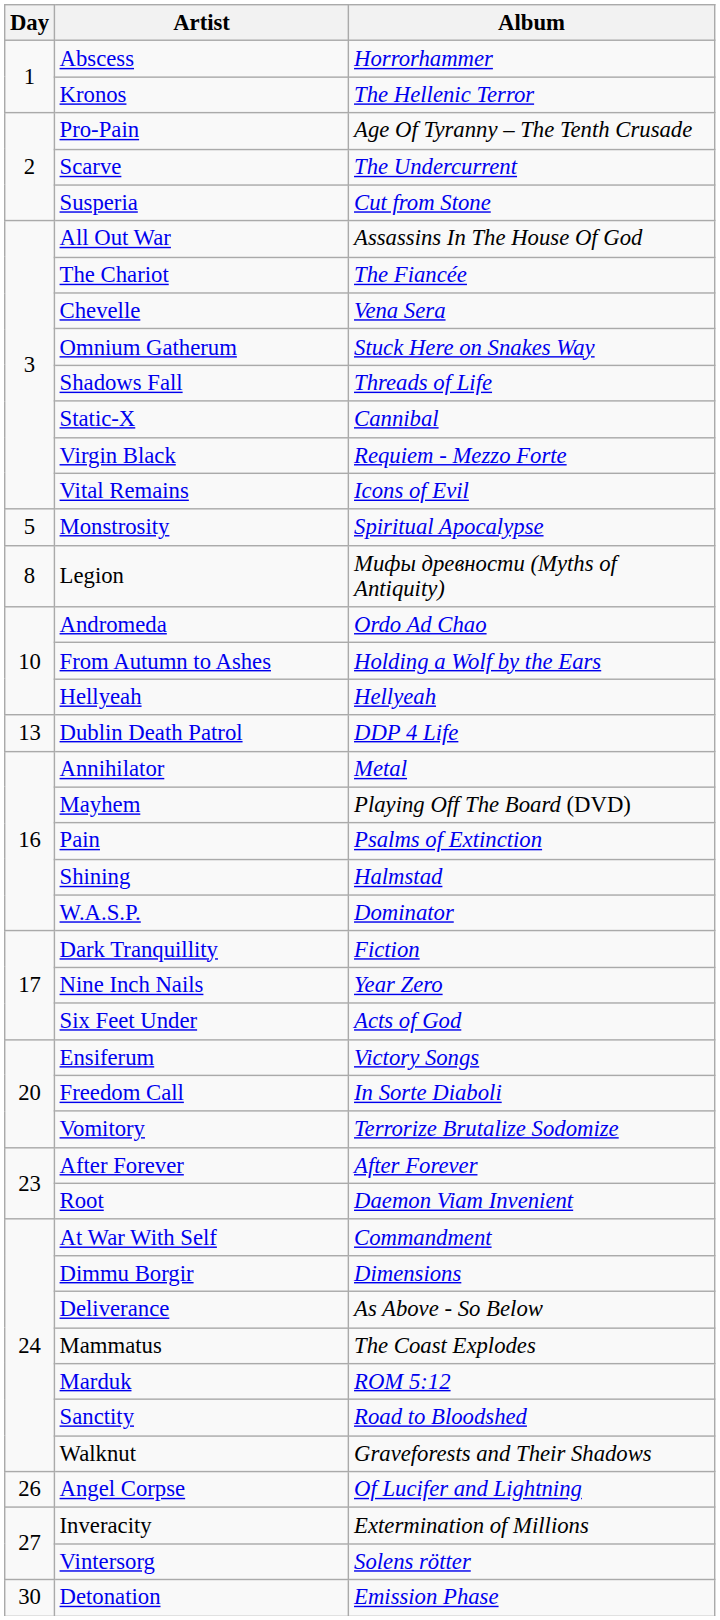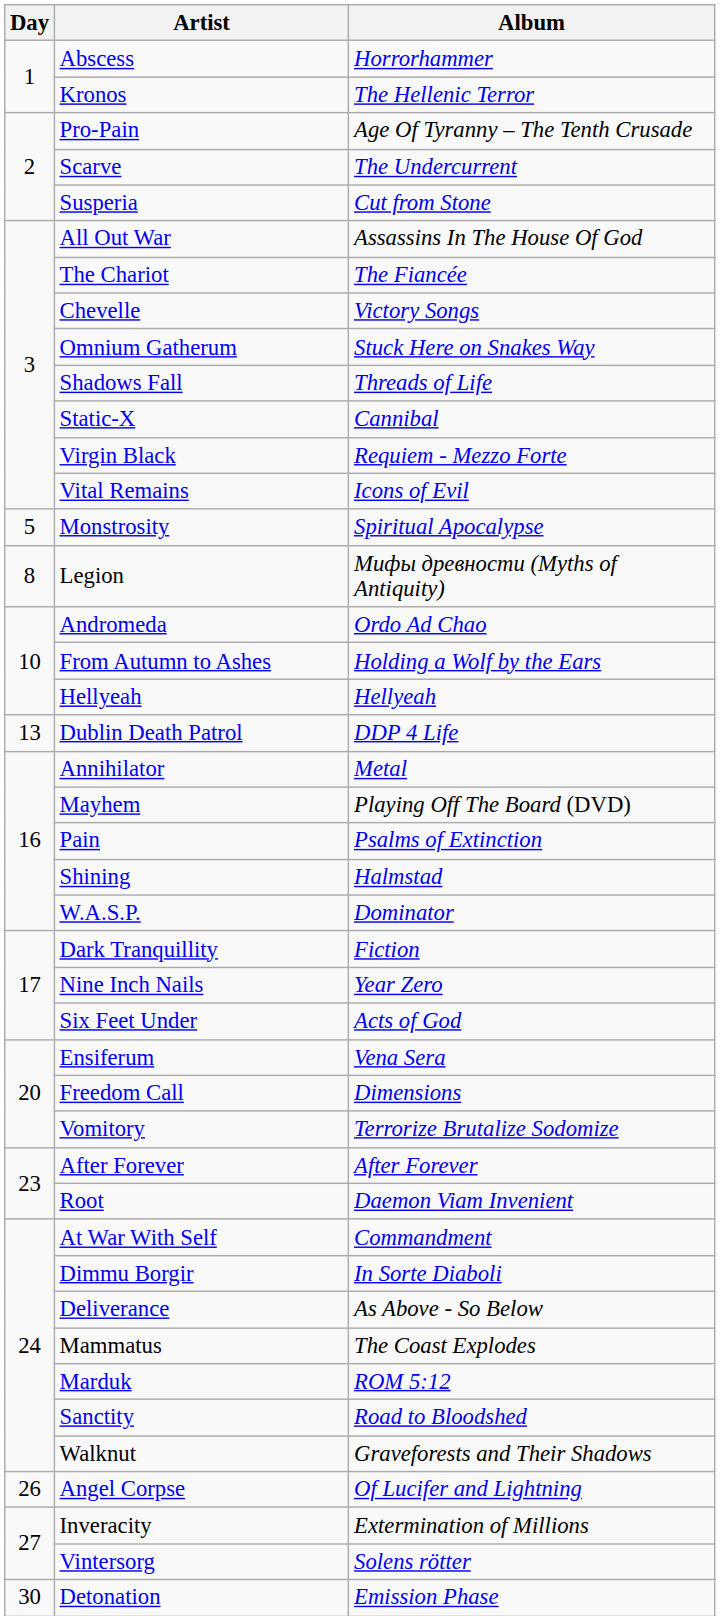(400, 310) Vena Sera -> (417, 310) Victory Songs
(417, 1056) Victory Songs -> (400, 1056) Vena Sera
(428, 1093) In Sorte Diaboli -> (408, 1093) Dimensions
(408, 1273) Dimensions -> (428, 1273) In Sorte Diaboli
